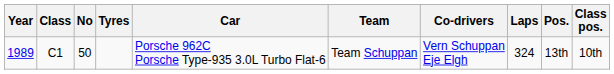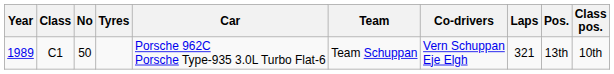(524, 53) 324 -> (524, 53) 321
